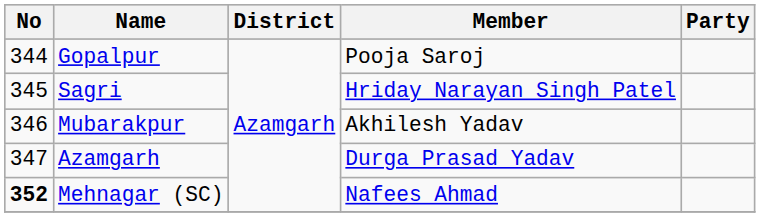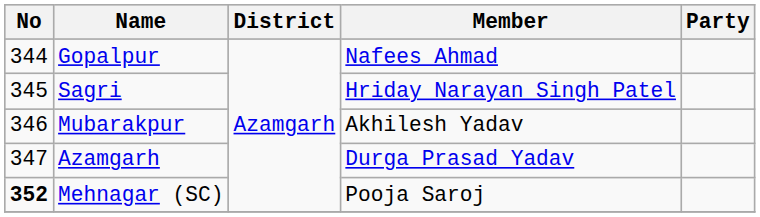(415, 57) Pooja Saroj -> (422, 57) Nafees Ahmad
(422, 195) Nafees Ahmad -> (415, 195) Pooja Saroj
